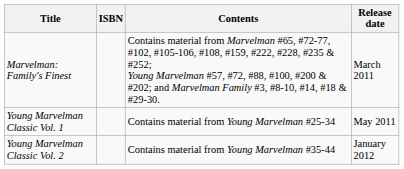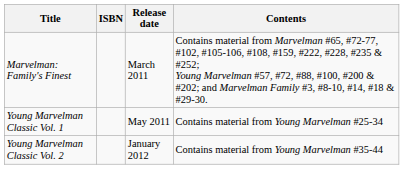columns swapped: (375, 18) <-> (238, 18)
